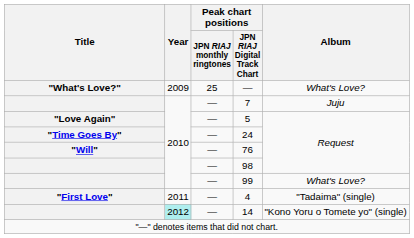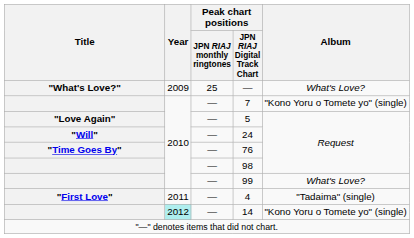(336, 103) Juju -> (336, 103) "Kono Yoru o Tomete yo" (single)
(85, 134) "Time Goes By" -> (85, 134) "Will"
(85, 150) "Will" -> (85, 150) "Time Goes By"
